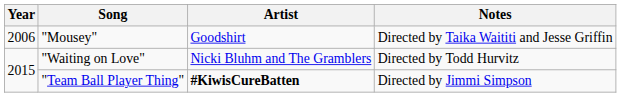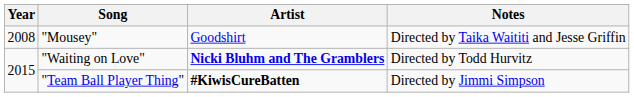(21, 37) 2006 -> (21, 37) 2008
(281, 59) normal -> (287, 59) bold
